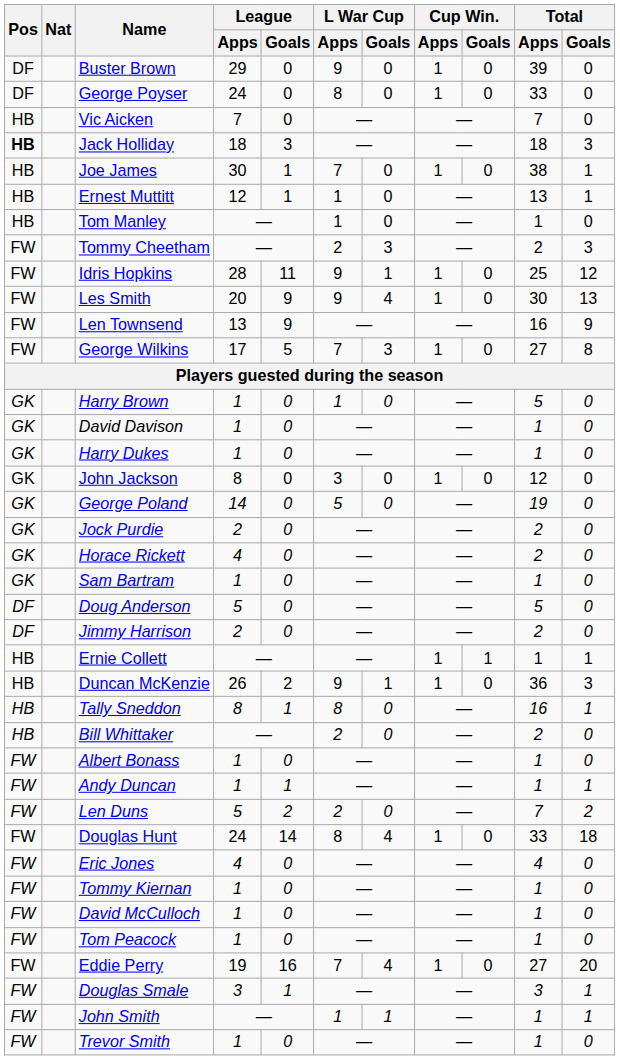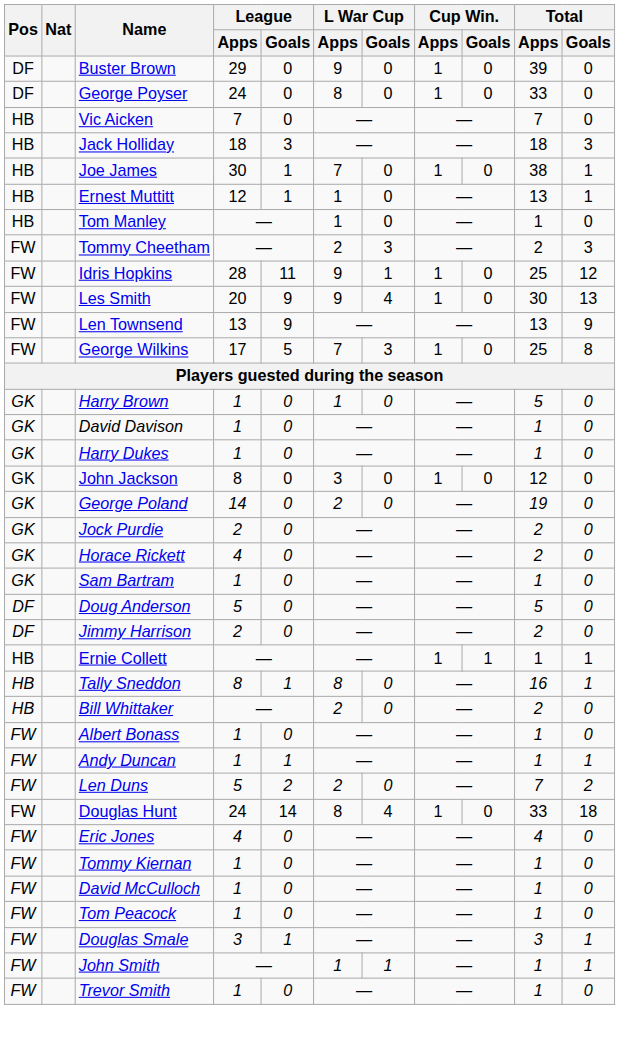(23, 145) bold -> (23, 145) normal
(538, 324) 16 -> (538, 324) 13
(538, 350) 27 -> (538, 350) 25
(338, 504) 5 -> (338, 504) 2
- row: (144, 683)
- row: (121, 965)
